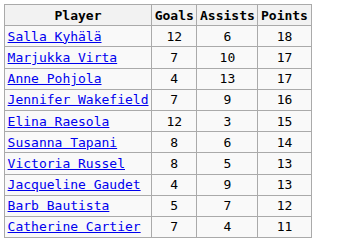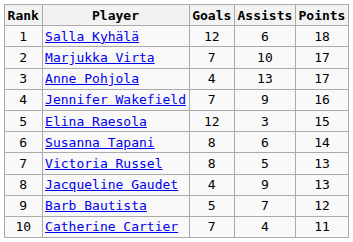+ column: (23, 15)
